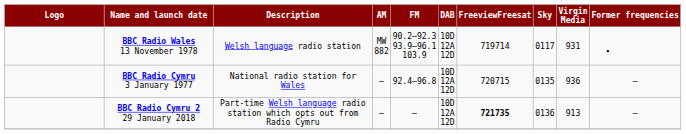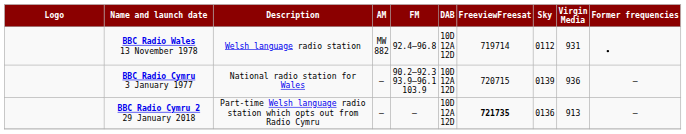(414, 46) 90.2–92.3 93.9–96.1 103.9 -> (414, 46) 92.4–96.8
(545, 46) 0117 -> (545, 46) 0112
(414, 81) 92.4–96.8 -> (414, 81) 90.2–92.3 93.9–96.1 103.9
(545, 81) 0135 -> (545, 81) 0139
